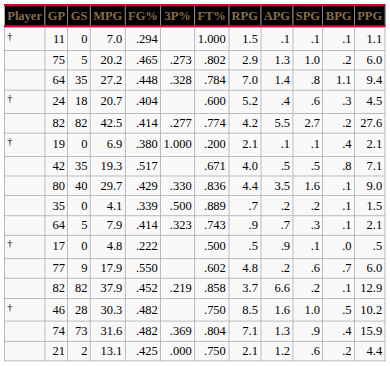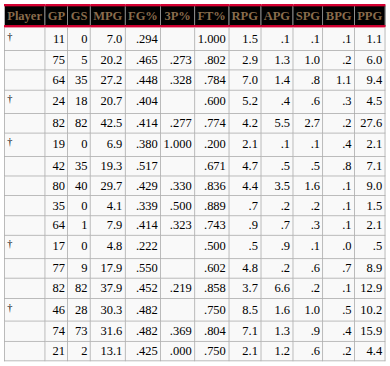(250, 166) 4.0 -> (250, 166) 4.7
(84, 225) 5 -> (84, 225) 1
(374, 268) 6.0 -> (374, 268) 8.9
